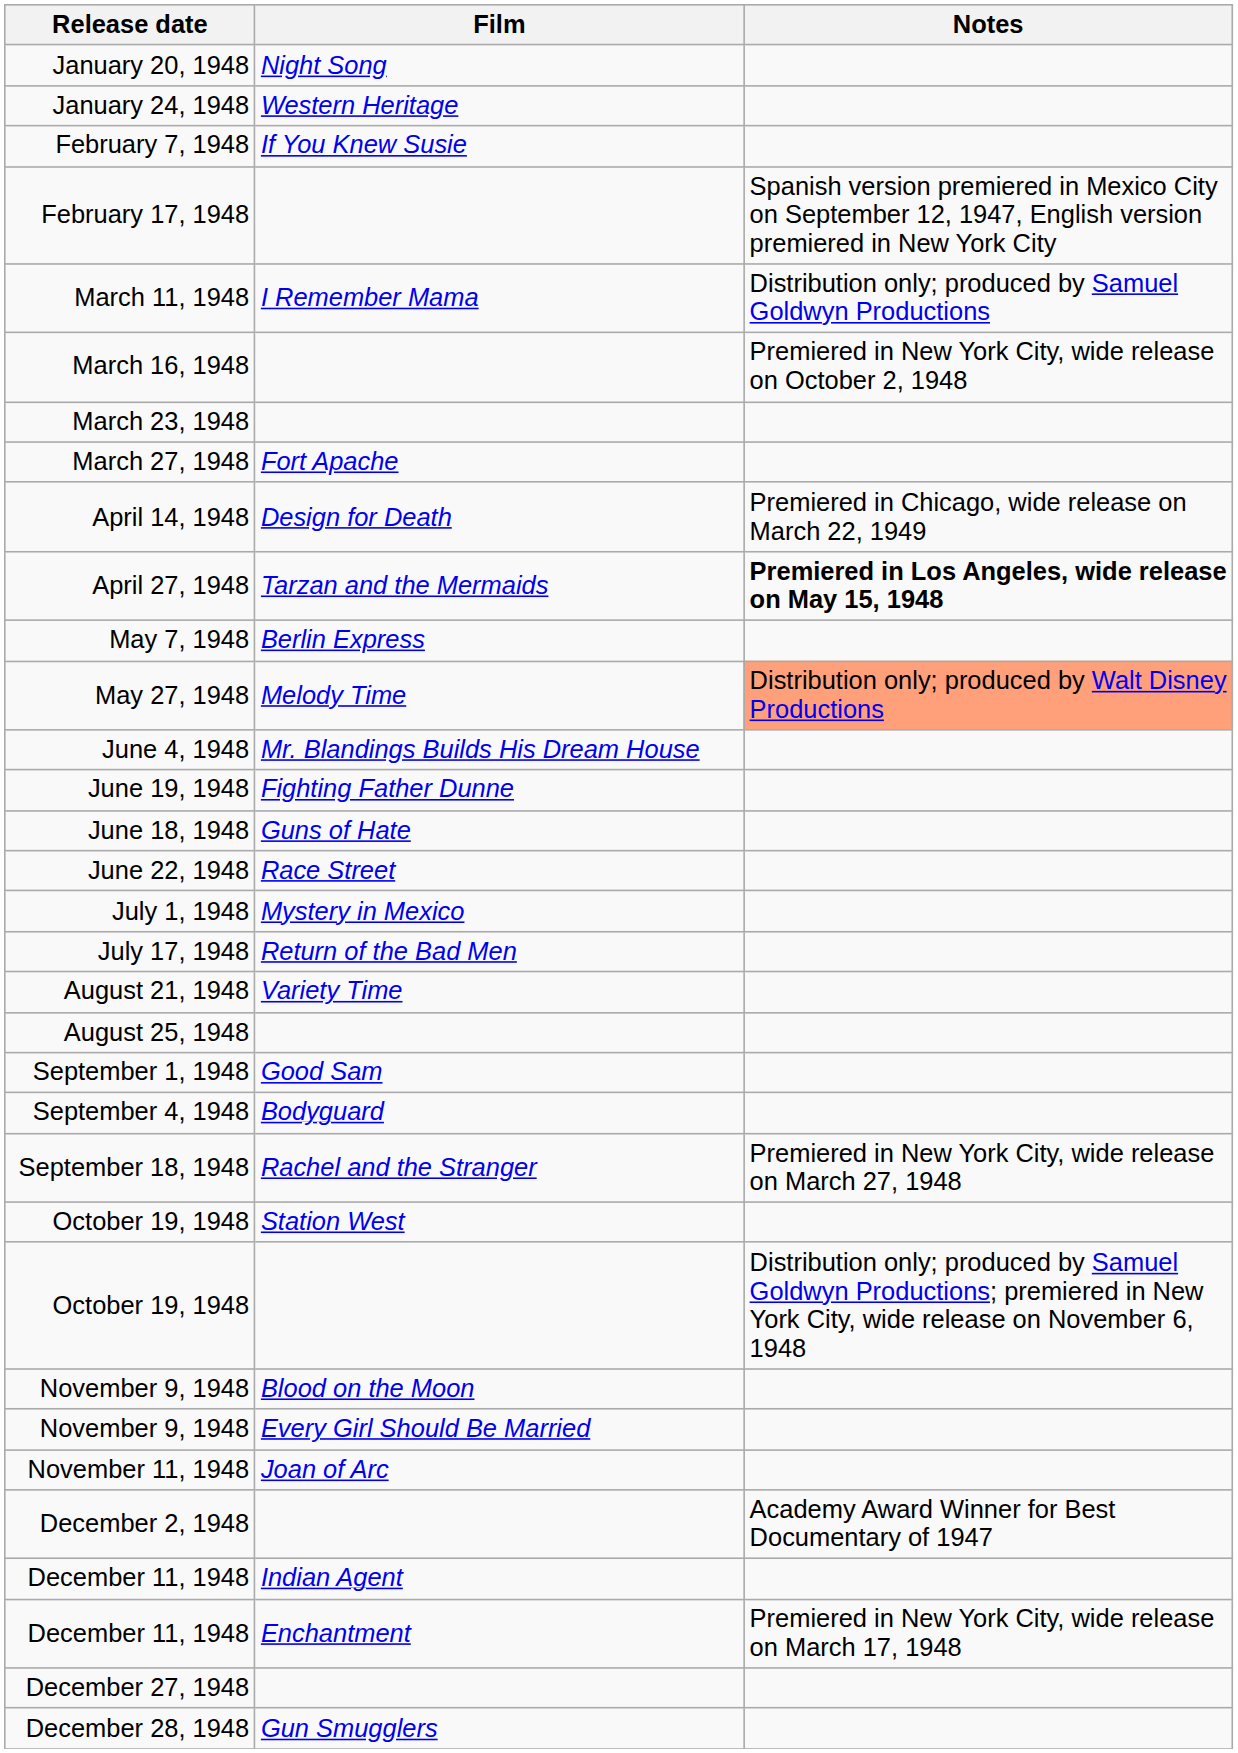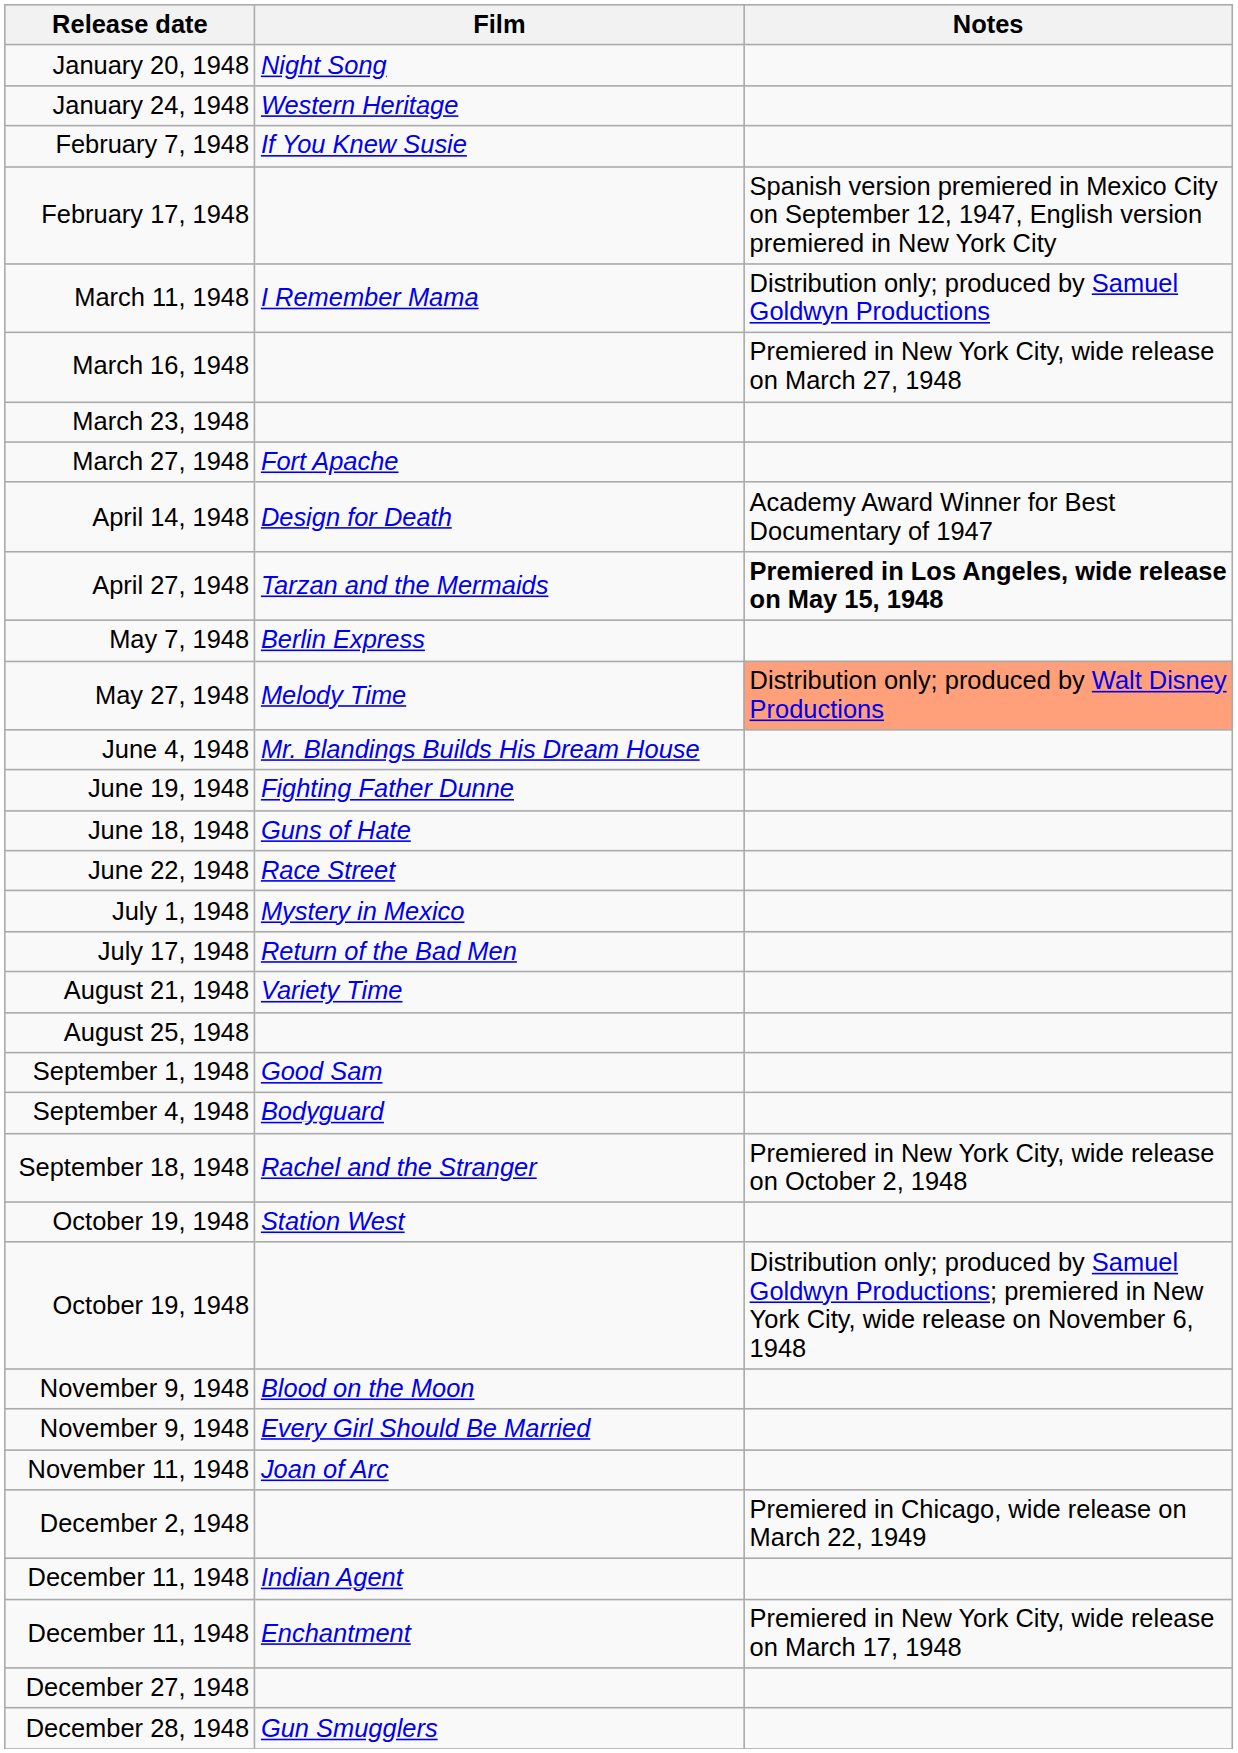(982, 366) Premiered in New York City, wide release on October 2, 1948 -> (982, 366) Premiered in New York City, wide release on March 27, 1948
(968, 516) Premiered in Chicago, wide release on March 22, 1949 -> (932, 516) Academy Award Winner for Best Documentary of 1947
(982, 1167) Premiered in New York City, wide release on March 27, 1948 -> (982, 1167) Premiered in New York City, wide release on October 2, 1948
(932, 1523) Academy Award Winner for Best Documentary of 1947 -> (968, 1523) Premiered in Chicago, wide release on March 22, 1949
